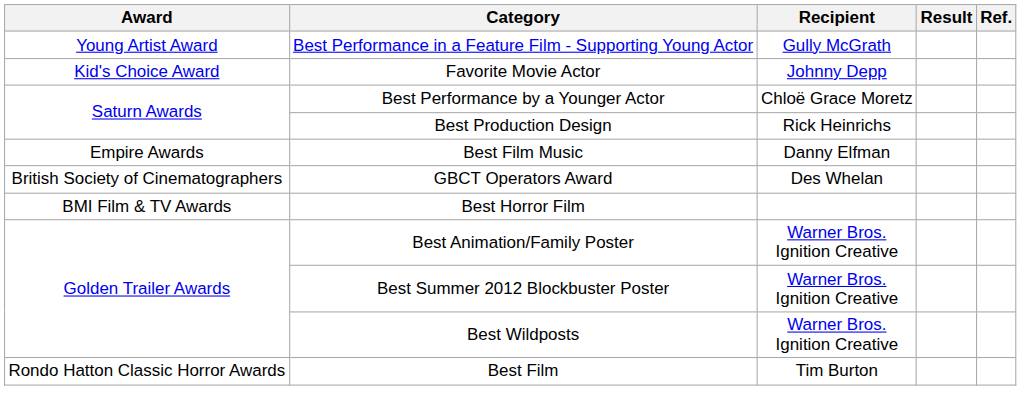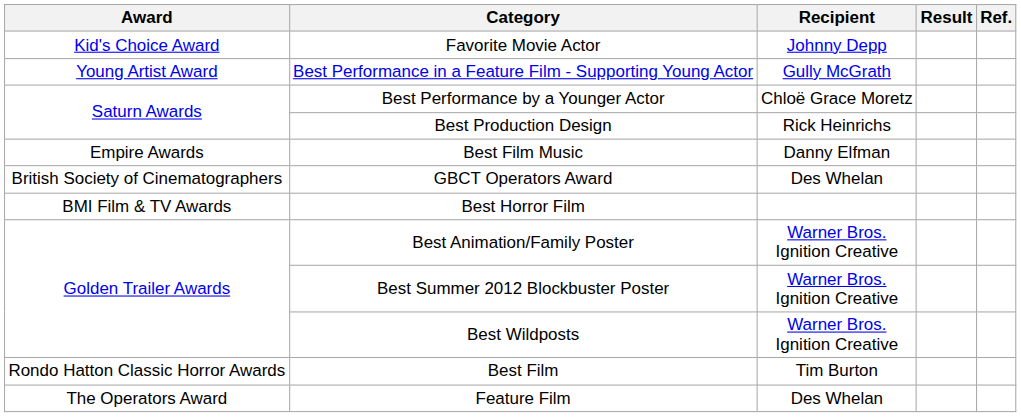rows swapped: (523, 44) <-> (523, 71)
+ row: (523, 397)
